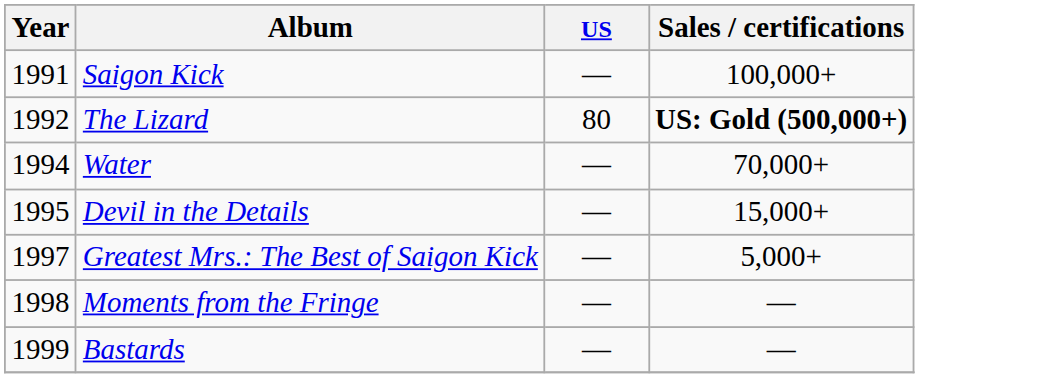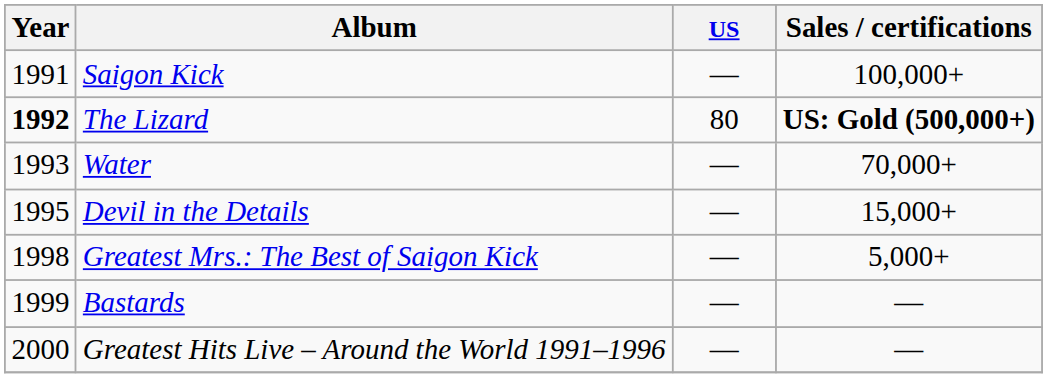(41, 119) normal -> (41, 119) bold
(41, 165) 1994 -> (41, 165) 1993
(41, 257) 1997 -> (41, 257) 1998
- row: (231, 303)
+ row: (374, 348)
